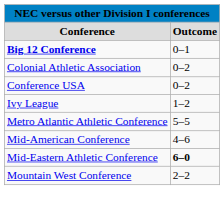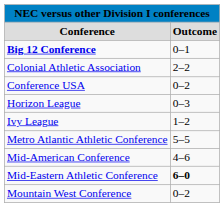(181, 67) 0–2 -> (181, 67) 2–2
+ row: (44, 103)
(181, 175) 2–2 -> (181, 193) 0–2
